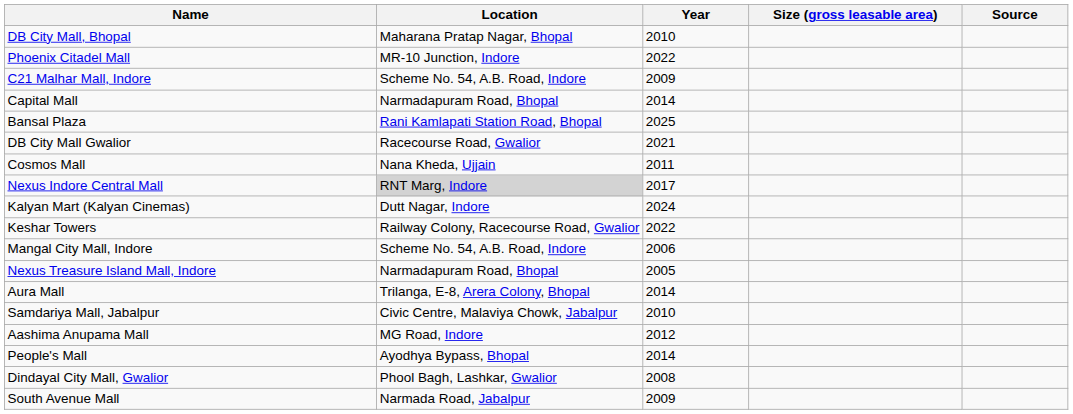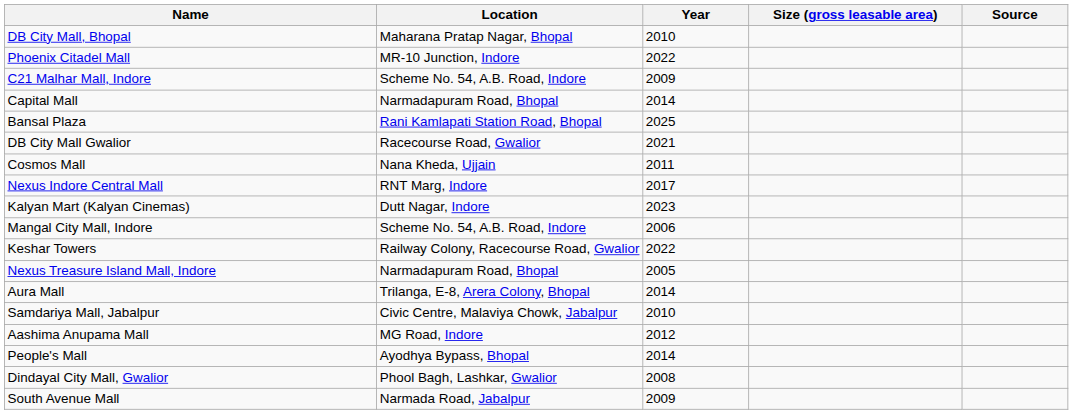(433, 185) lightgrey background -> (433, 185) no background
(661, 206) 2024 -> (661, 206) 2023
rows swapped: (80, 249) <-> (52, 228)
